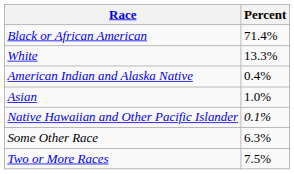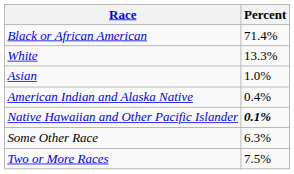rows swapped: (22, 96) <-> (100, 76)
(258, 117) normal -> (258, 117) bold
